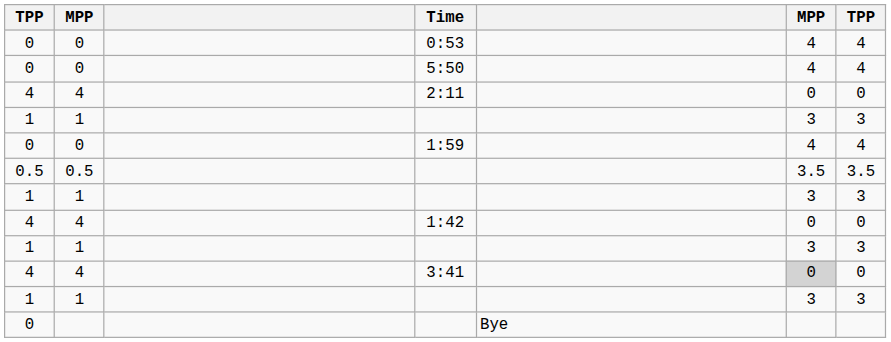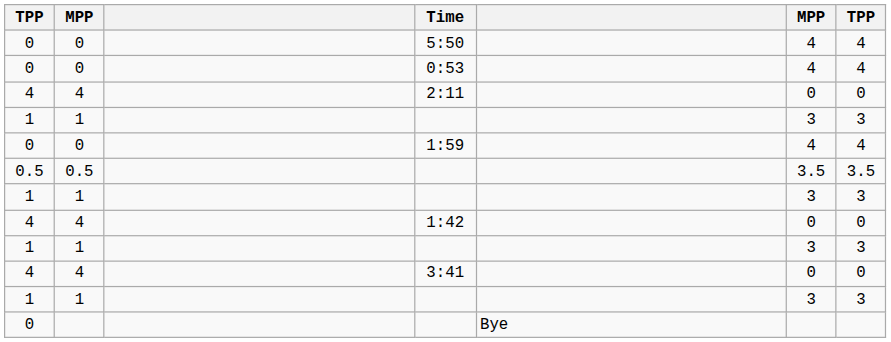rows swapped: (79, 69) <-> (79, 43)
(811, 274) lightgrey background -> (811, 274) no background
